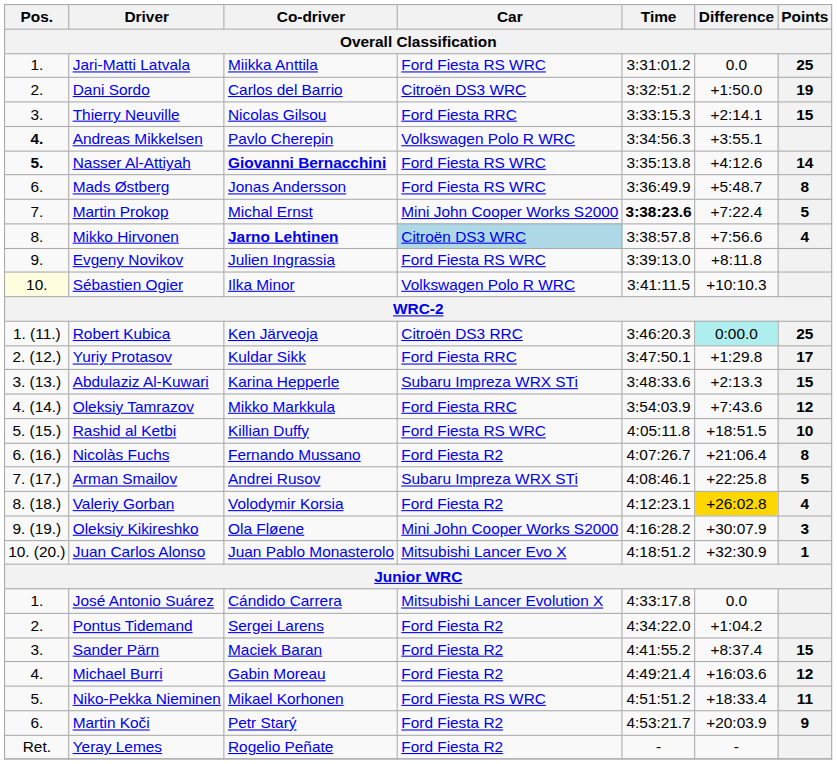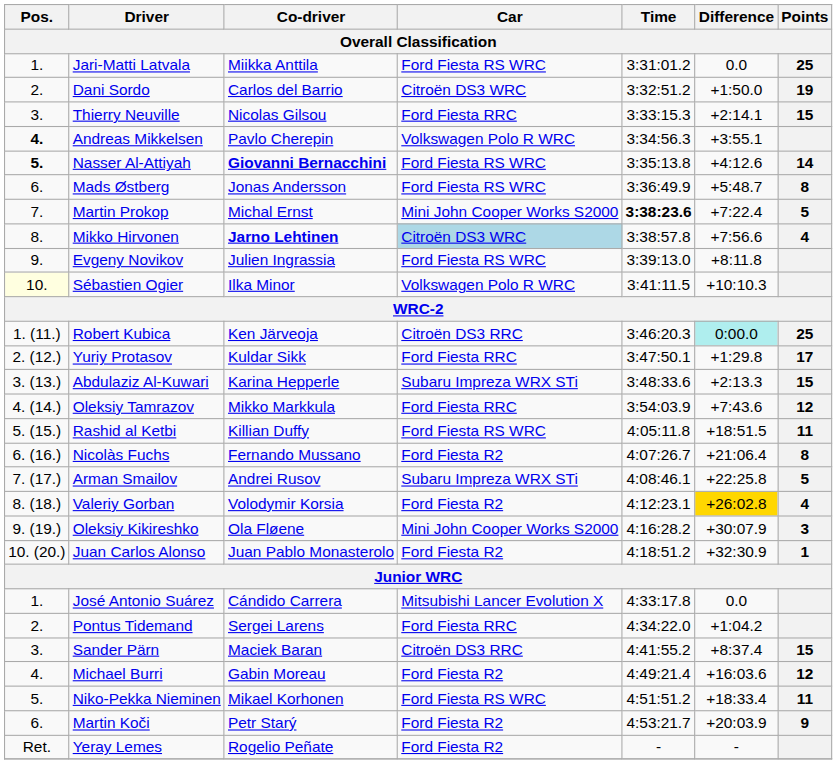(805, 431) 10 -> (805, 431) 11
(484, 553) Mitsubishi Lancer Evo X -> (452, 553) Ford Fiesta R2
(452, 626) Ford Fiesta R2 -> (459, 626) Ford Fiesta RRC
(452, 650) Ford Fiesta R2 -> (462, 650) Citroën DS3 RRC
